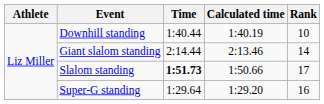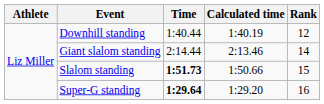(303, 33) 10 -> (303, 33) 12
(303, 71) 17 -> (303, 71) 15
(184, 90) normal -> (184, 90) bold
